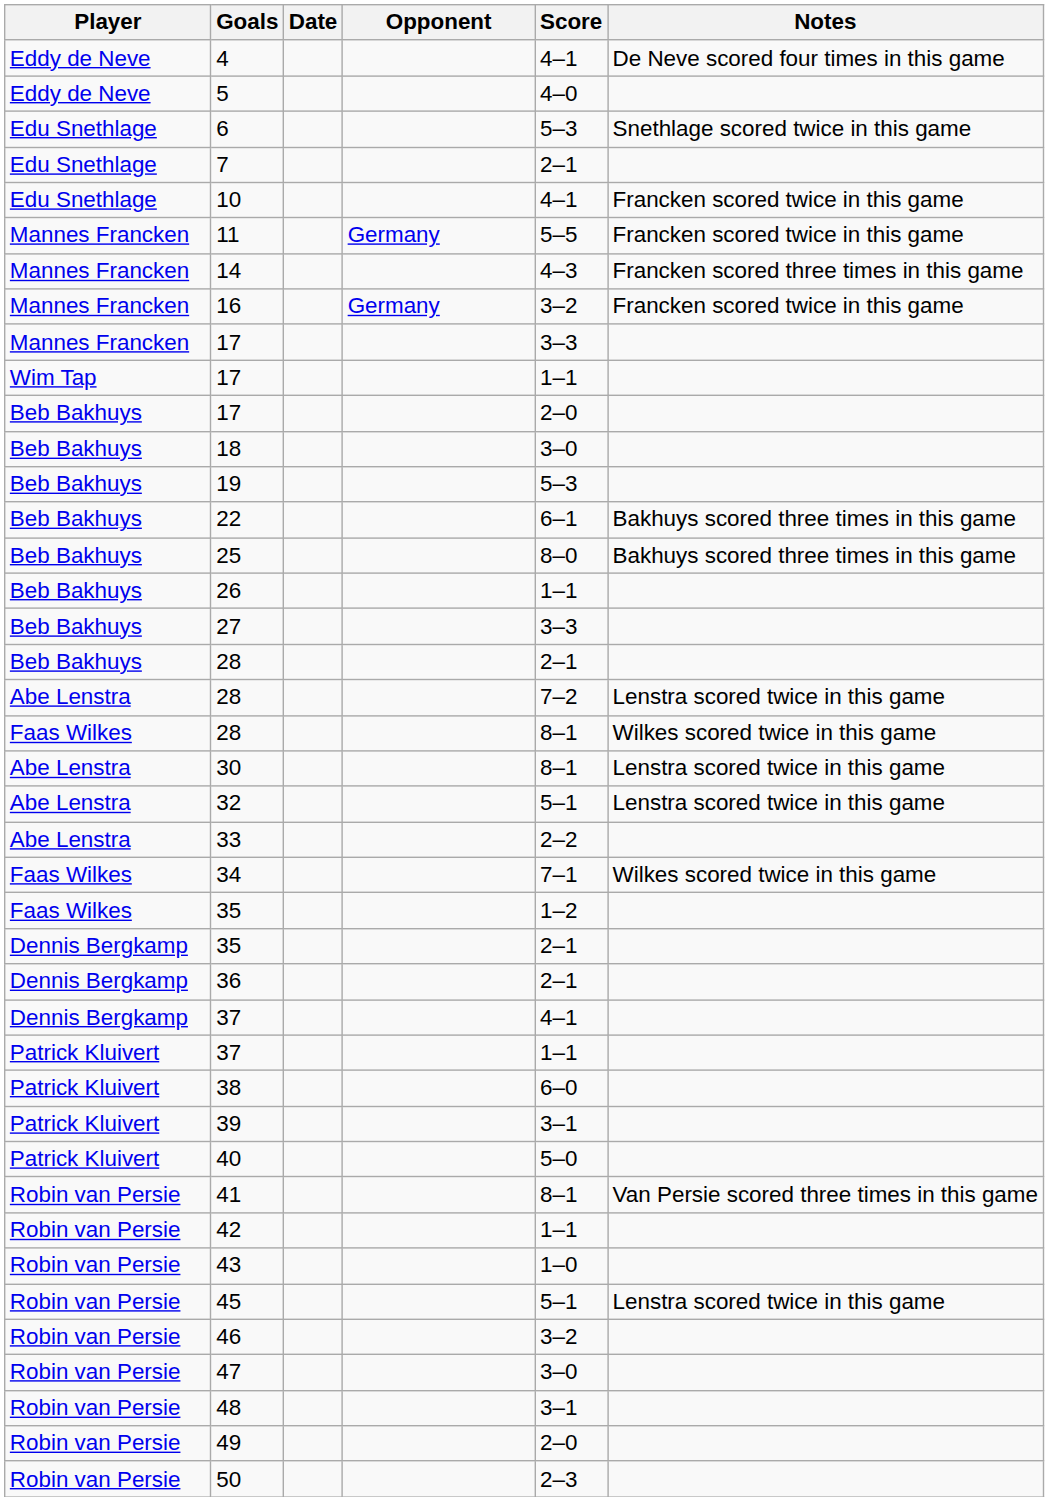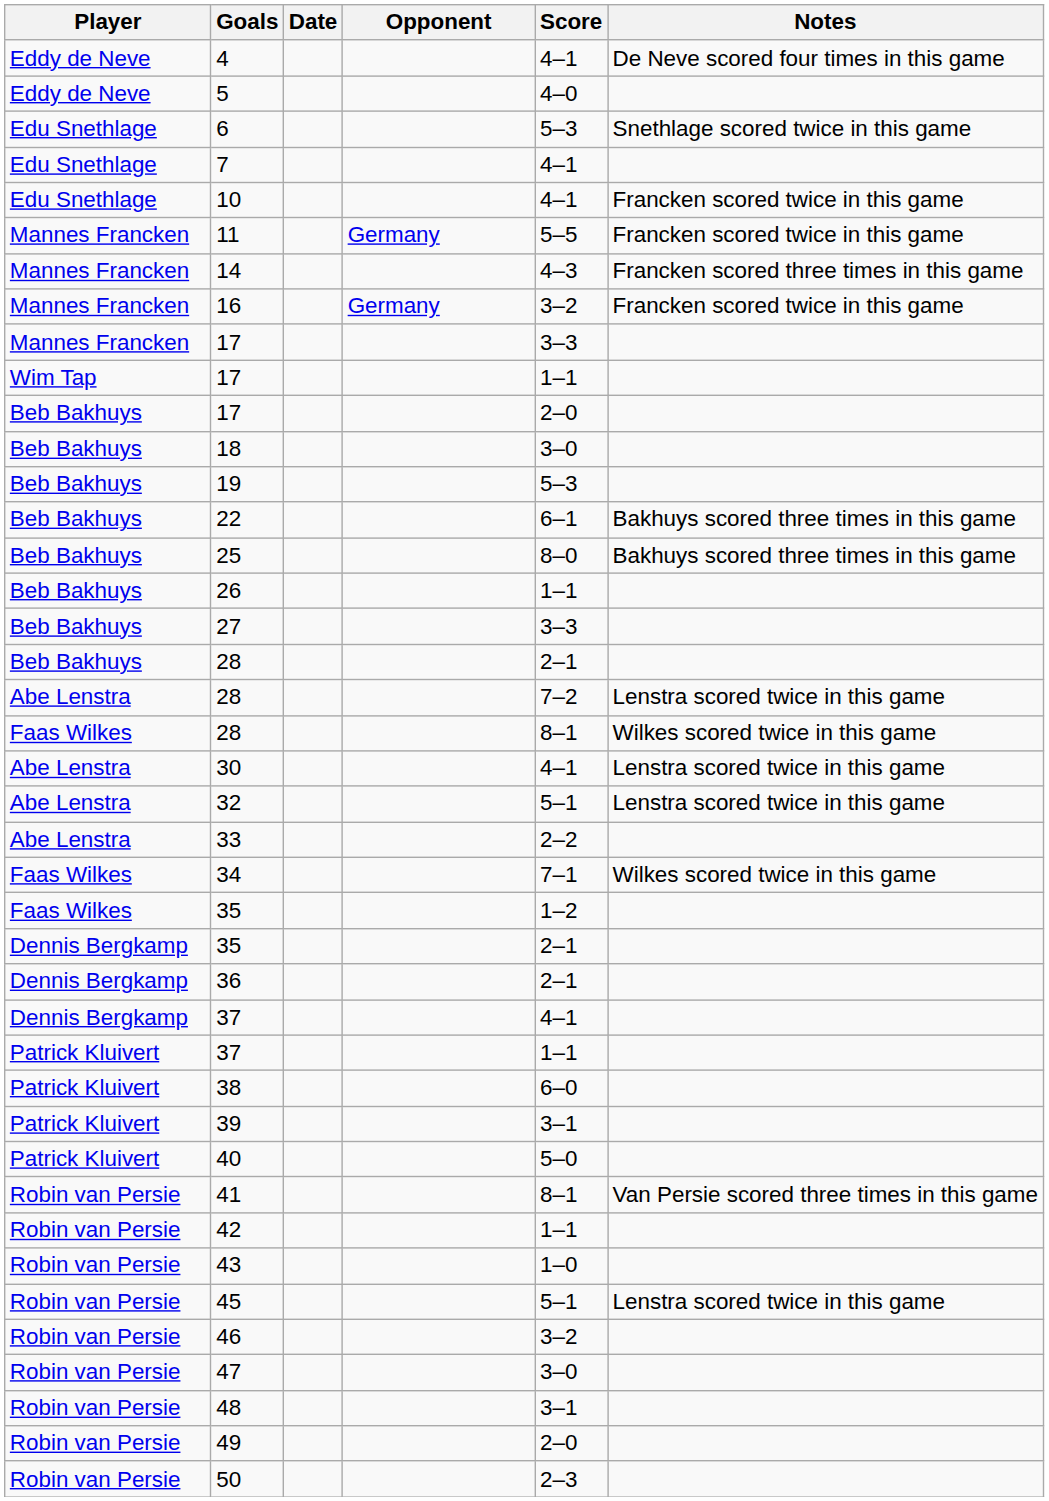(559, 164) 2–1 -> (559, 164) 4–1
(559, 768) 8–1 -> (559, 768) 4–1
